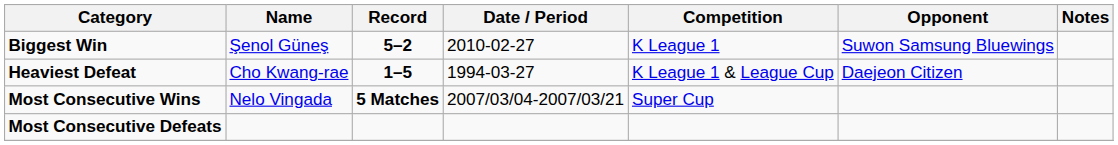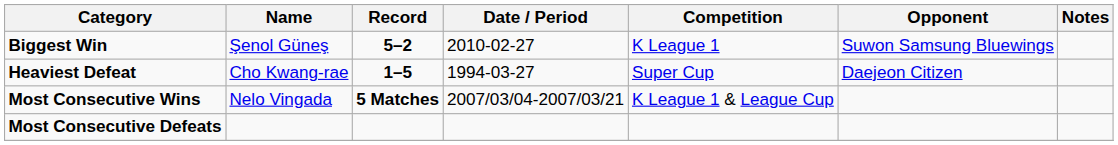(733, 72) K League 1 & League Cup -> (673, 72) Super Cup
(673, 99) Super Cup -> (733, 99) K League 1 & League Cup
